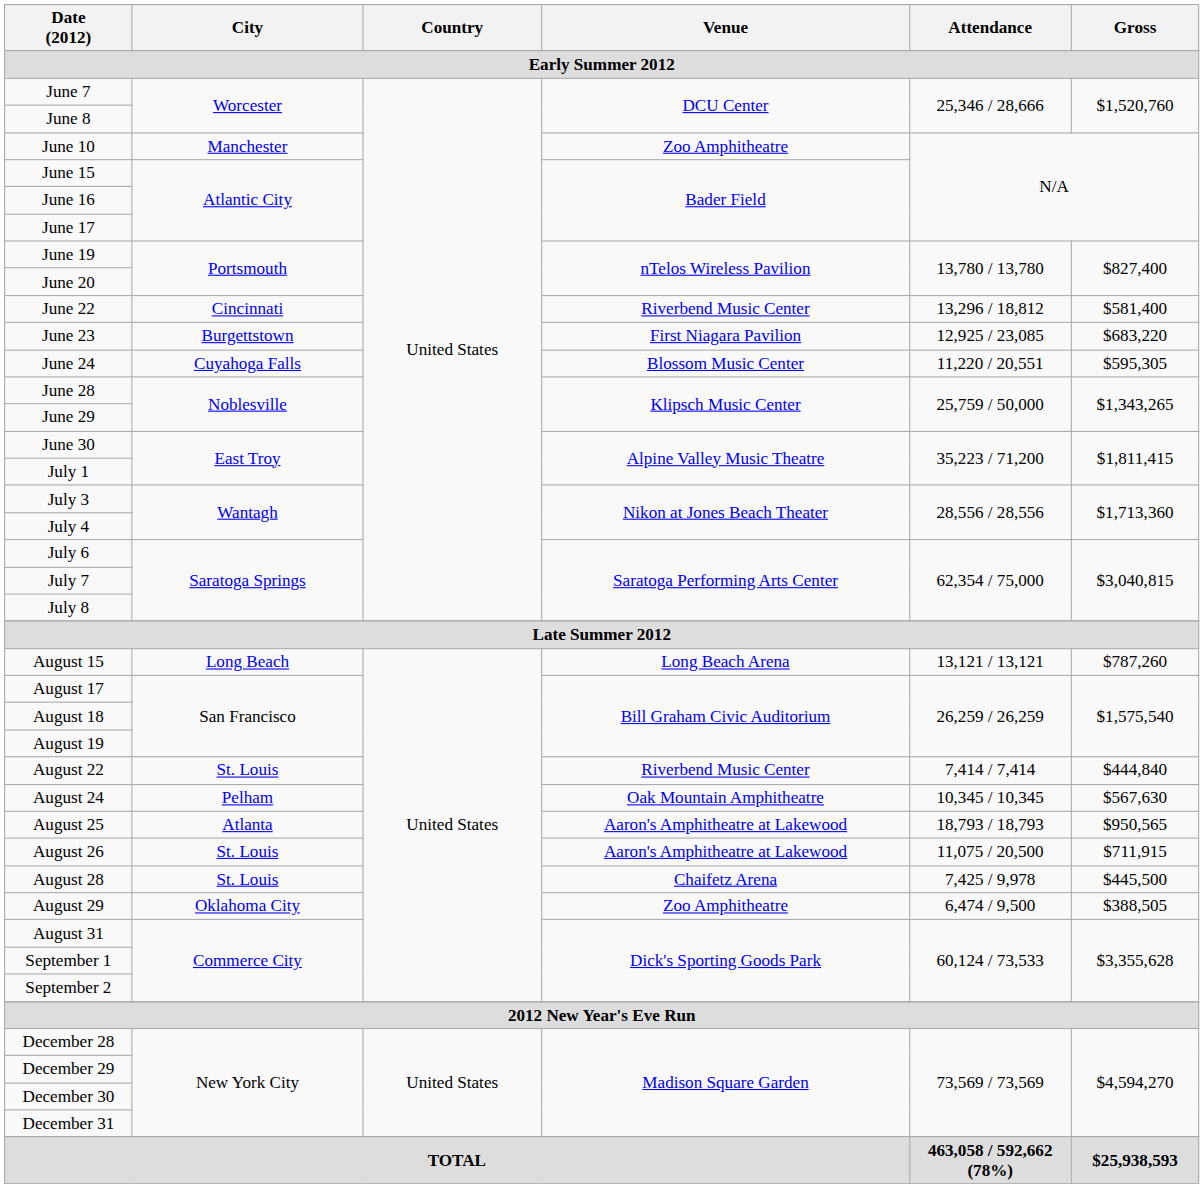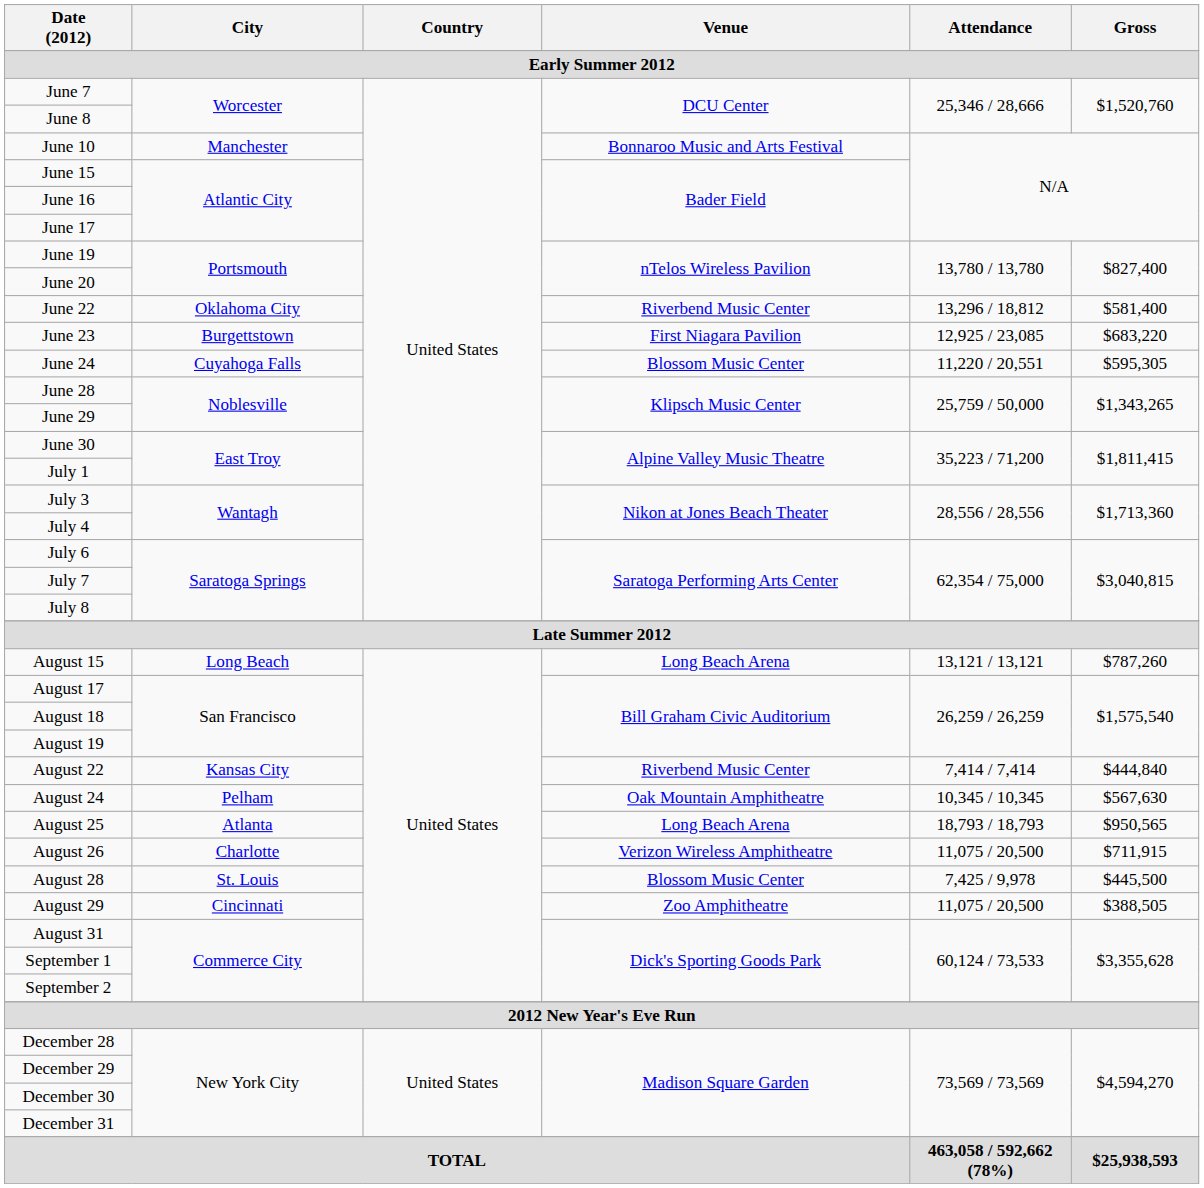(726, 145) Zoo Amphitheatre -> (726, 145) Bonnaroo Music and Arts Festival
(247, 308) Cincinnati -> (247, 308) Oklahoma City
(247, 770) St. Louis -> (247, 770) Kansas City
(726, 824) Aaron's Amphitheatre at Lakewood -> (726, 824) Long Beach Arena
(247, 851) St. Louis -> (247, 851) Charlotte
(726, 851) Aaron's Amphitheatre at Lakewood -> (726, 851) Verizon Wireless Amphitheatre
(726, 879) Chaifetz Arena -> (726, 879) Blossom Music Center
(247, 906) Oklahoma City -> (247, 906) Cincinnati
(990, 906) 6,474 / 9,500 -> (990, 906) 11,075 / 20,500
